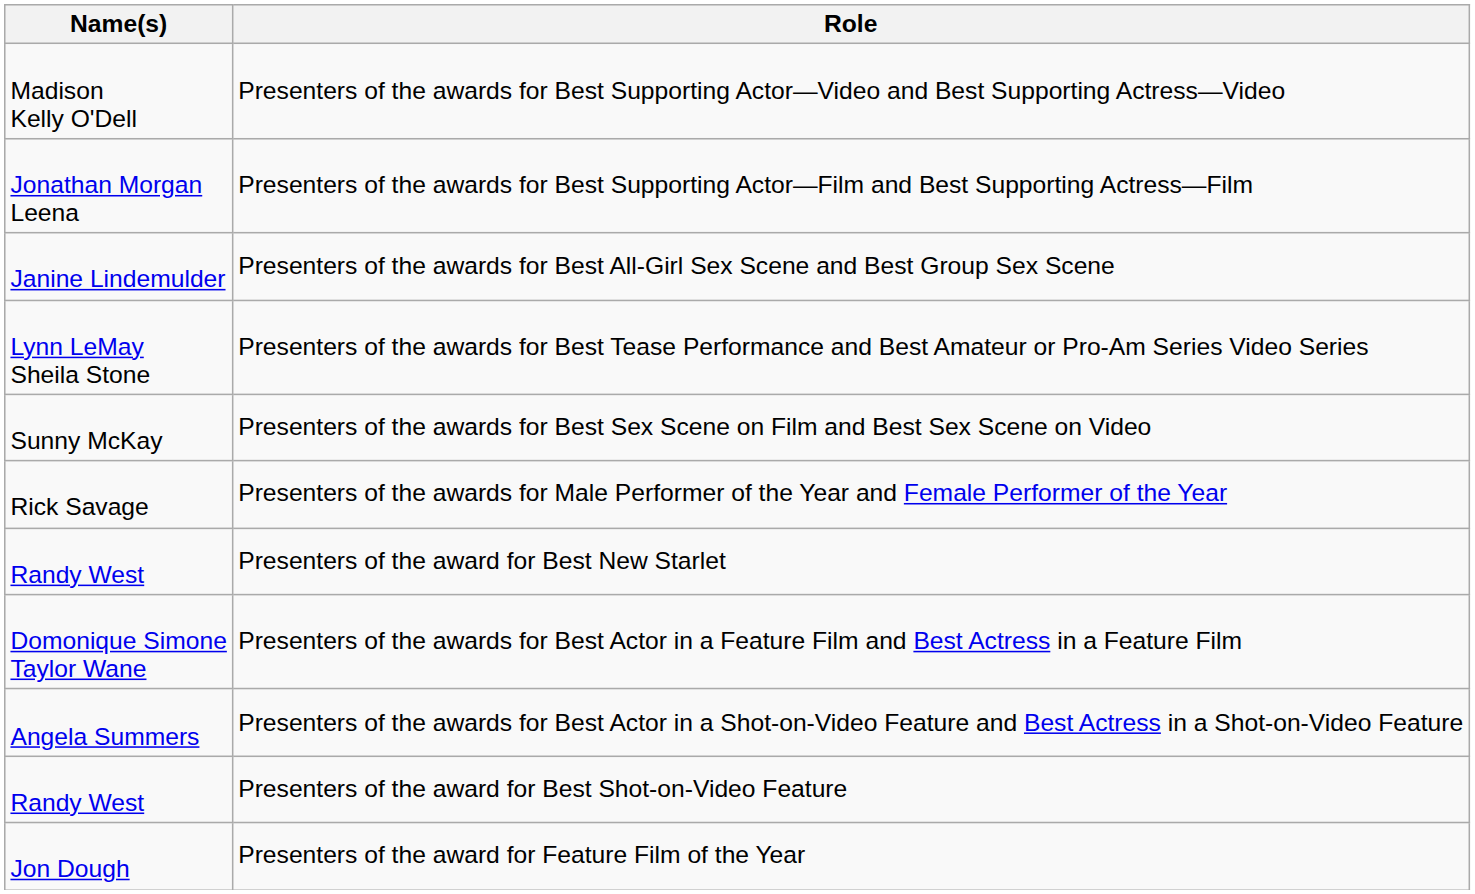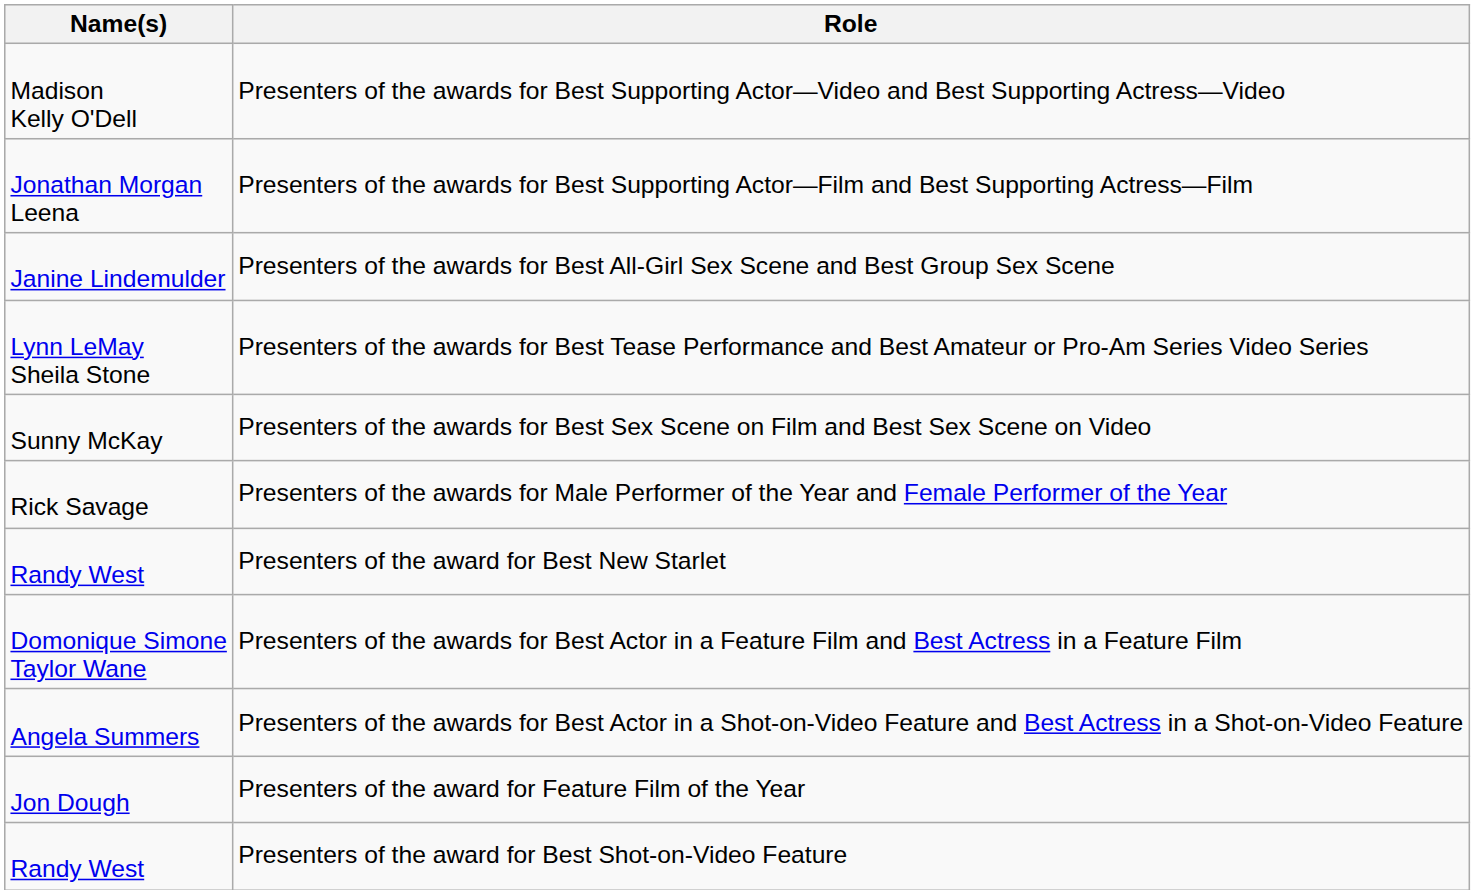rows swapped: (522, 855) <-> (543, 789)
